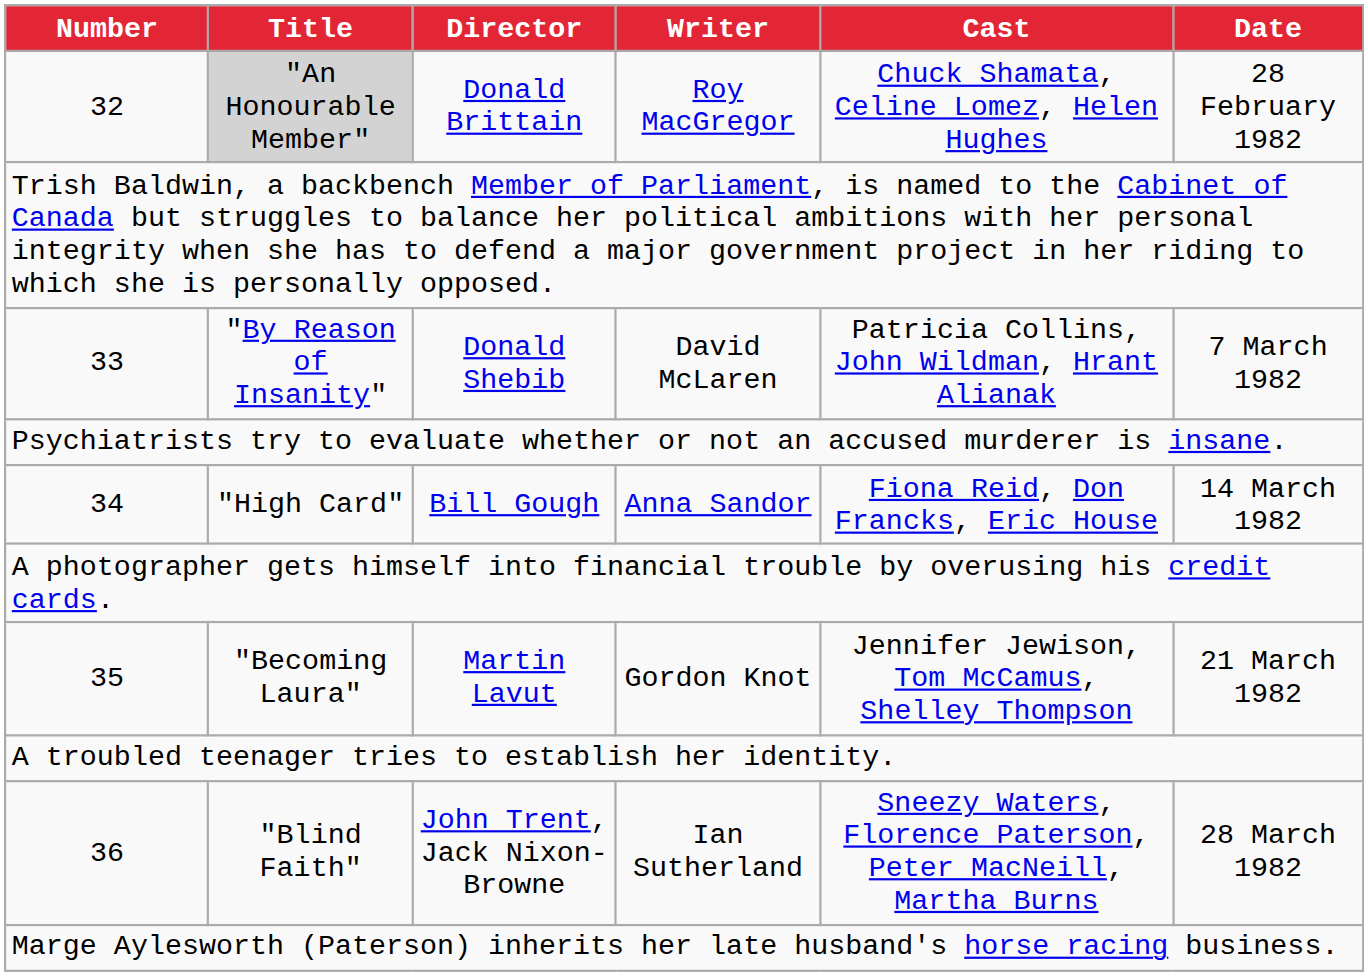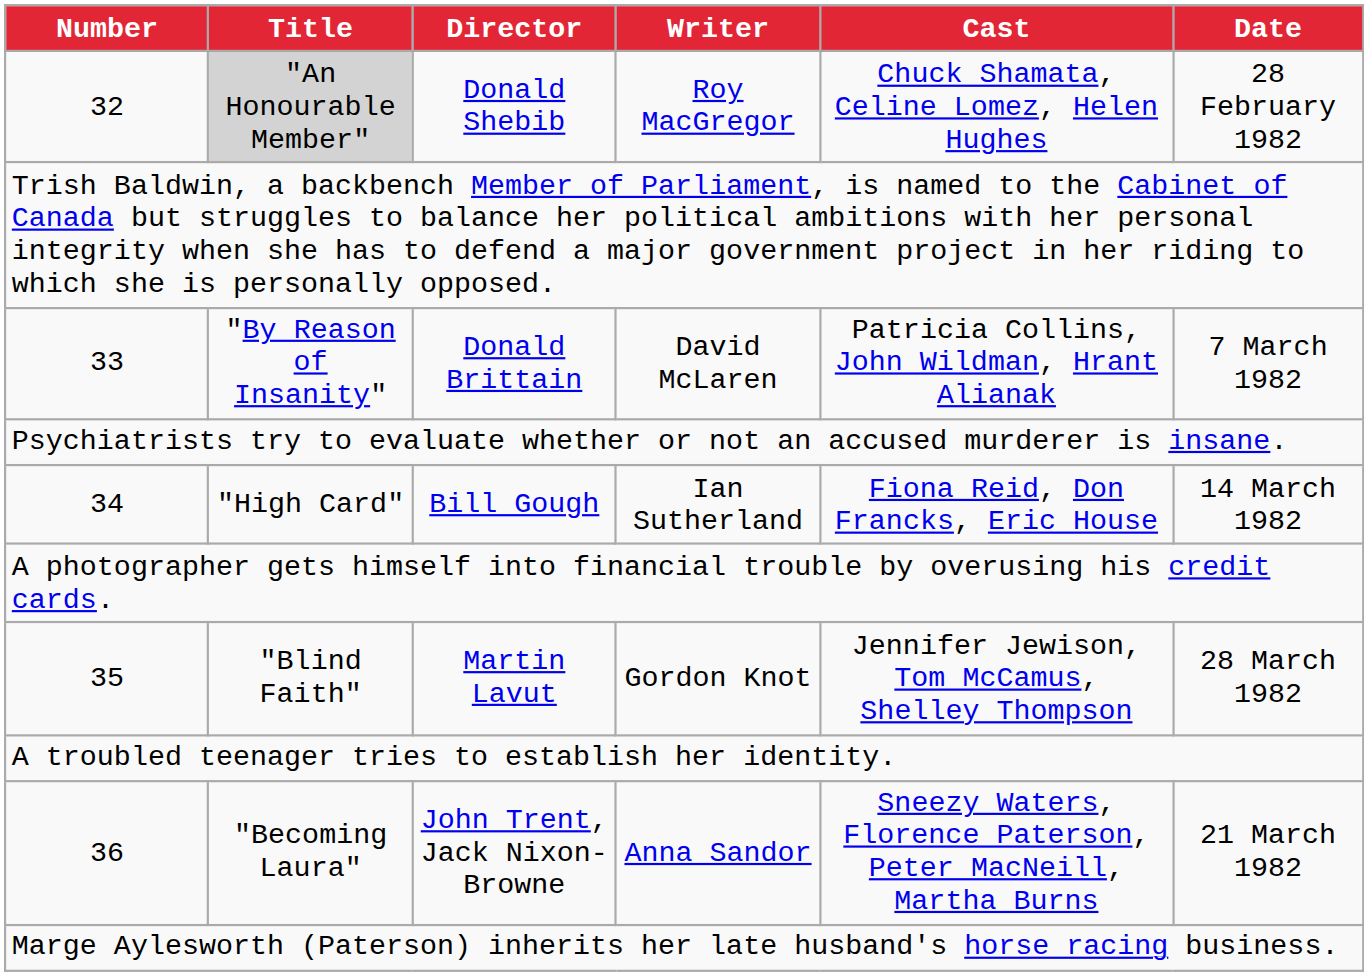(514, 107) Donald Brittain -> (514, 107) Donald Shebib
(514, 363) Donald Shebib -> (514, 363) Donald Brittain
(718, 504) Anna Sandor -> (718, 504) Ian Sutherland
(311, 679) "Becoming Laura" -> (311, 679) "Blind Faith"
(1268, 679) 21 March 1982 -> (1268, 679) 28 March 1982
(311, 853) "Blind Faith" -> (311, 853) "Becoming Laura"
(718, 853) Ian Sutherland -> (718, 853) Anna Sandor
(1268, 853) 28 March 1982 -> (1268, 853) 21 March 1982
